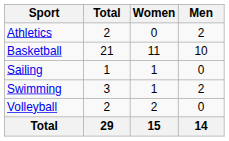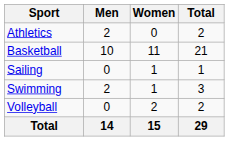columns swapped: (201, 13) <-> (107, 13)
